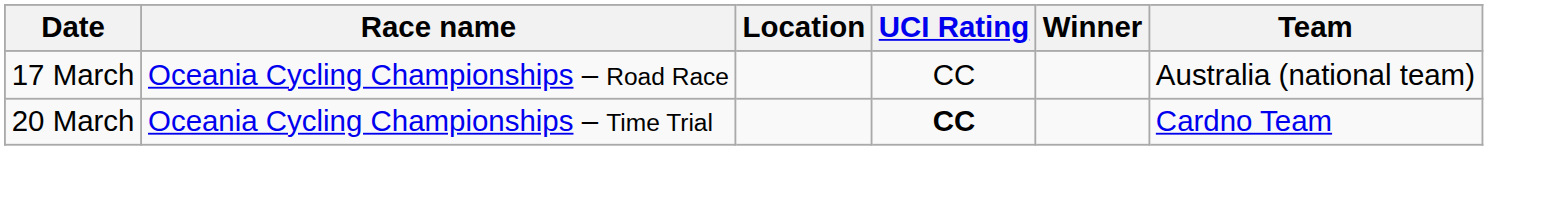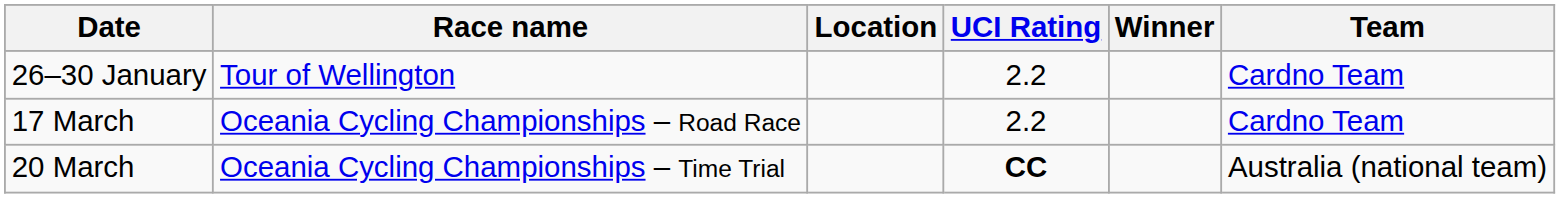+ row: (109, 74)
(954, 74) CC -> (1026, 121) 2.2
(1315, 74) Australia (national team) -> (1316, 121) Cardno Team
(1244, 121) Cardno Team -> (1387, 167) Australia (national team)
